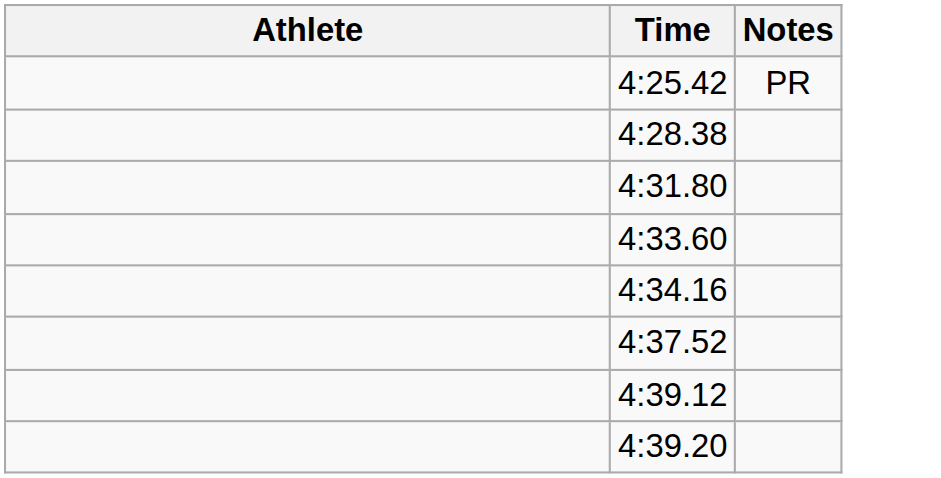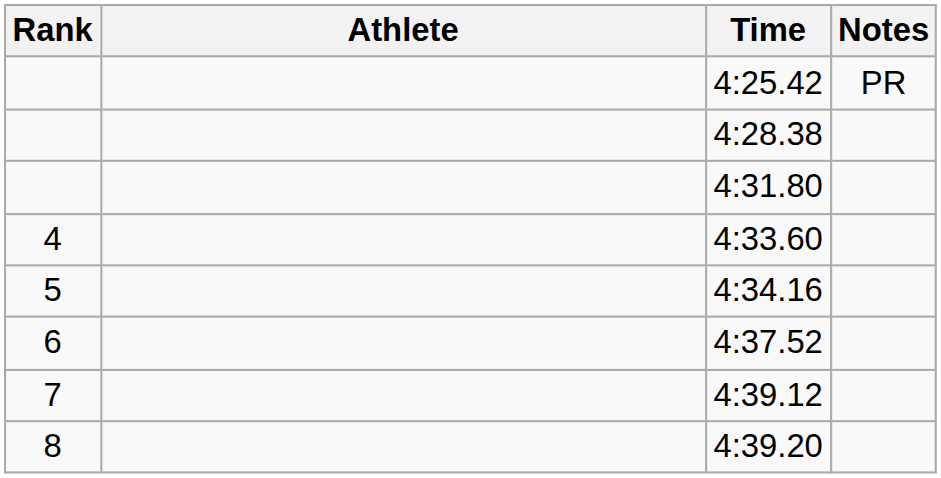+ column: (53, 30)
